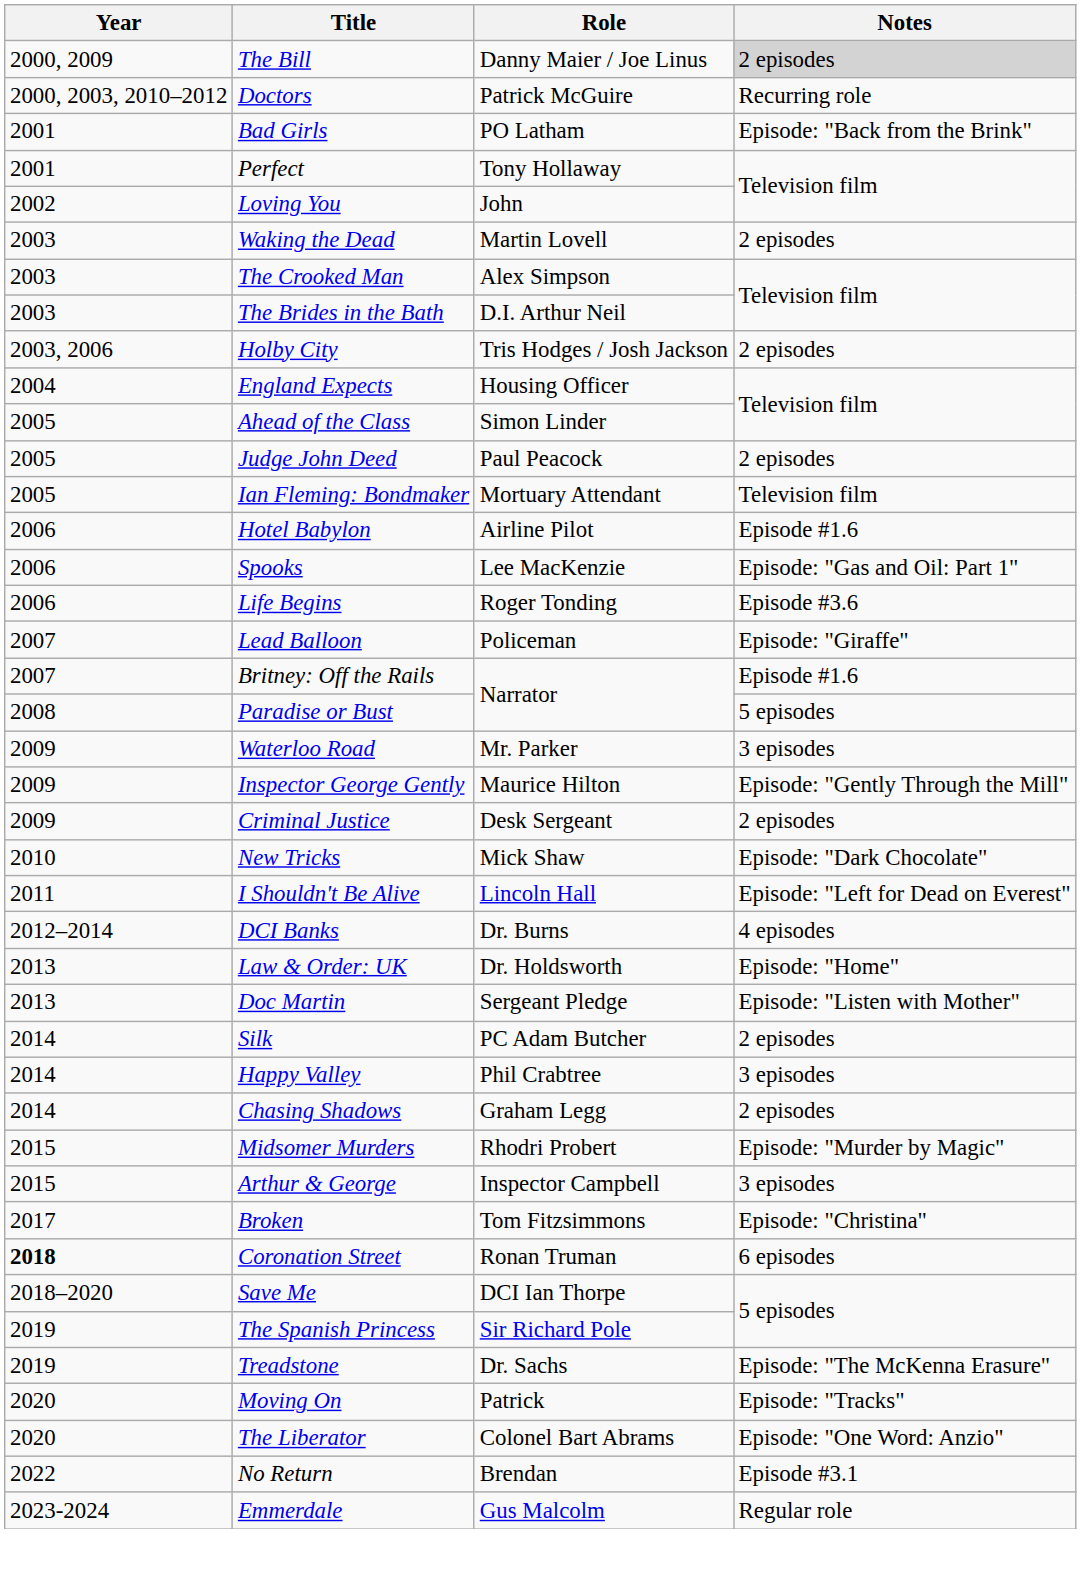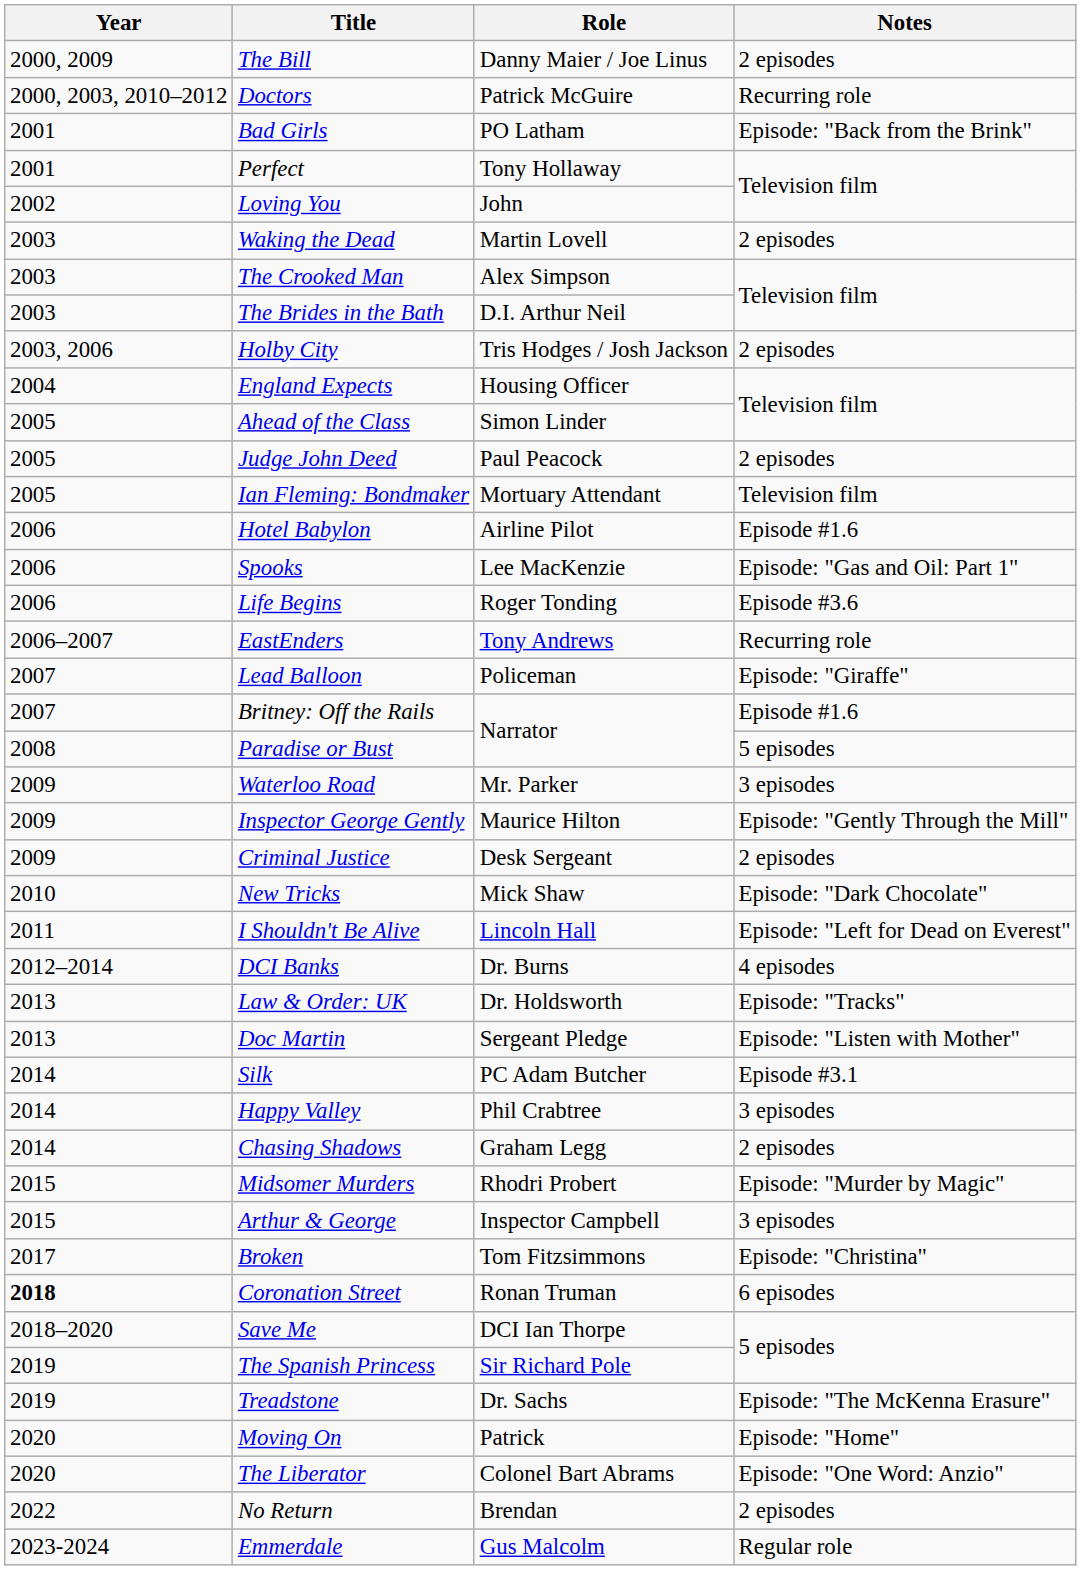(787, 58) lightgrey background -> (787, 58) no background
+ row: (291, 639)
(819, 966) Episode: "Home" -> (822, 1002) Episode: "Tracks"
(787, 1038) 2 episodes -> (798, 1074) Episode #3.1
(822, 1401) Episode: "Tracks" -> (819, 1437) Episode: "Home"
(798, 1474) Episode #3.1 -> (787, 1510) 2 episodes
